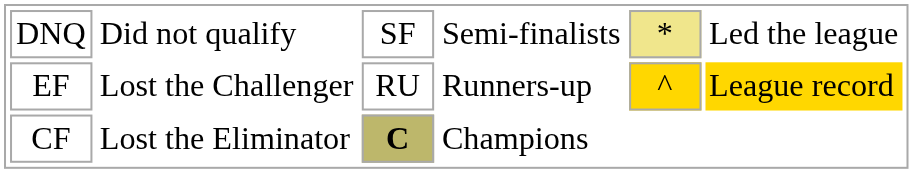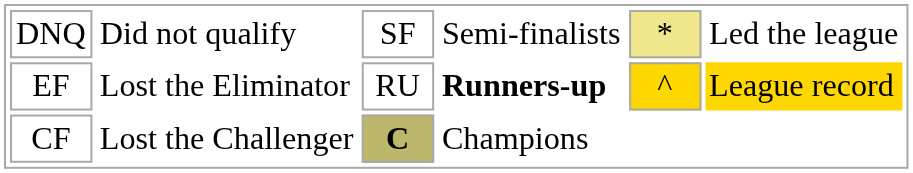(227, 85) Lost the Challenger -> (225, 85) Lost the Eliminator
(517, 85) normal -> (524, 85) bold
(225, 138) Lost the Eliminator -> (227, 138) Lost the Challenger
